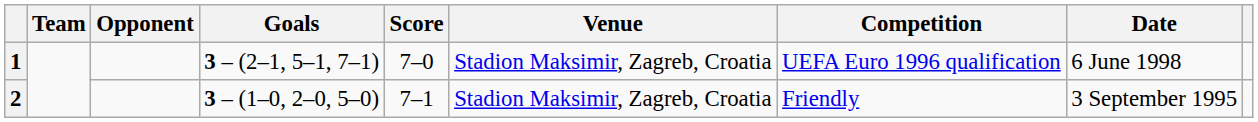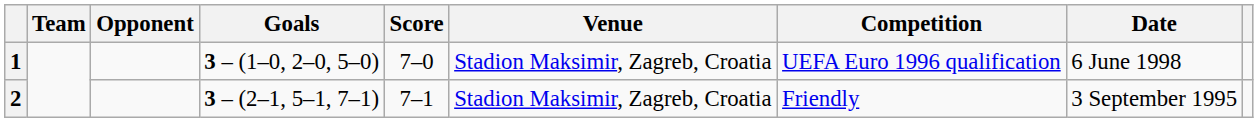(292, 61) 3 – (2–1, 5–1, 7–1) -> (292, 61) 3 – (1–0, 2–0, 5–0)
(292, 98) 3 – (1–0, 2–0, 5–0) -> (292, 98) 3 – (2–1, 5–1, 7–1)
